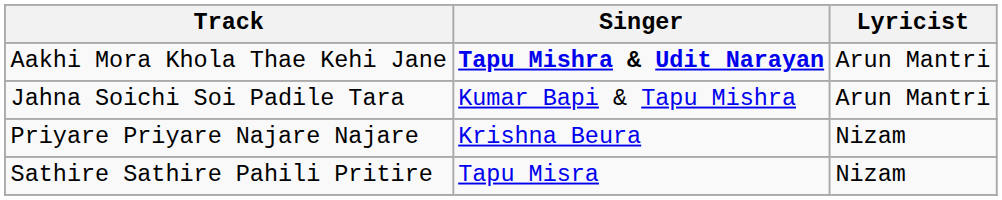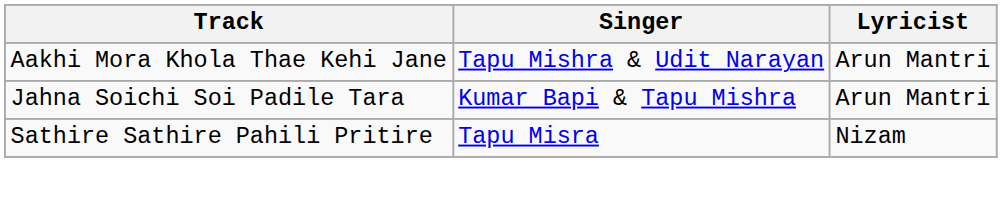(641, 62) bold -> (641, 62) normal
- row: (215, 138)
